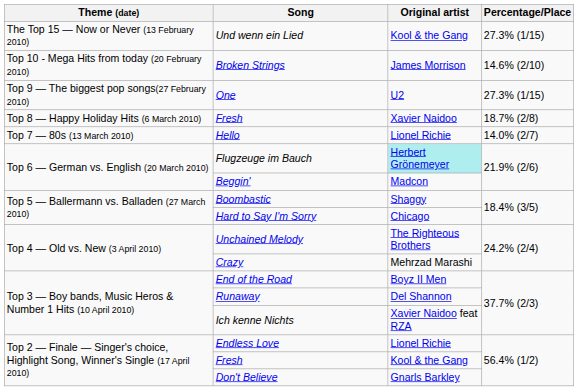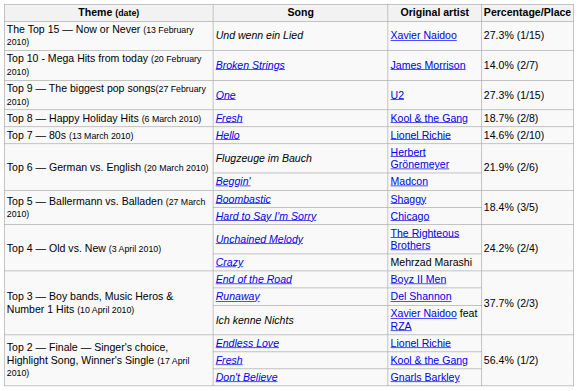(429, 35) Kool & the Gang -> (424, 35) Xavier Naidoo
(514, 65) 14.6% (2/10) -> (511, 65) 14.0% (2/7)
(424, 117) Xavier Naidoo -> (429, 117) Kool & the Gang
(511, 134) 14.0% (2/7) -> (514, 134) 14.6% (2/10)
(420, 158) paleturquoise background -> (420, 158) no background
